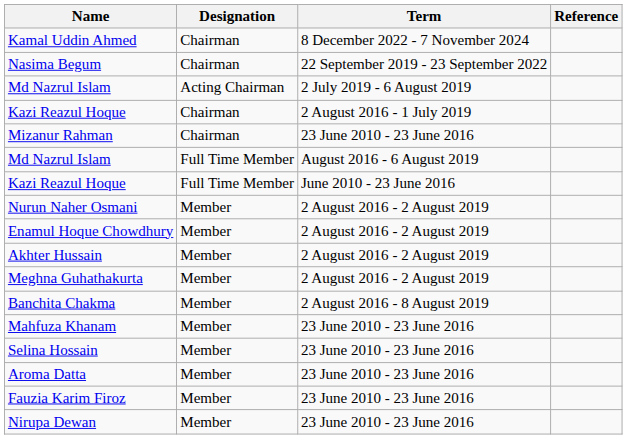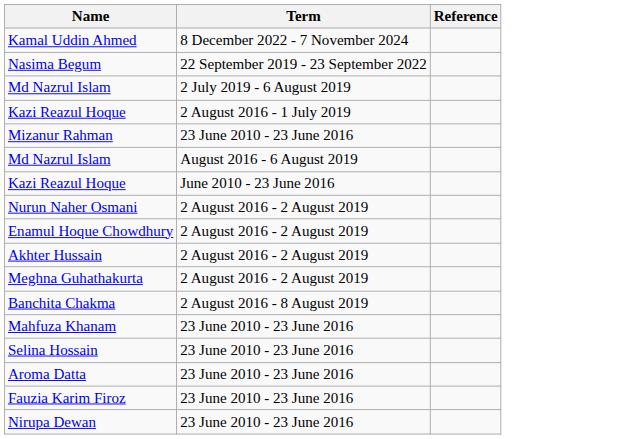- column: (237, 16)
